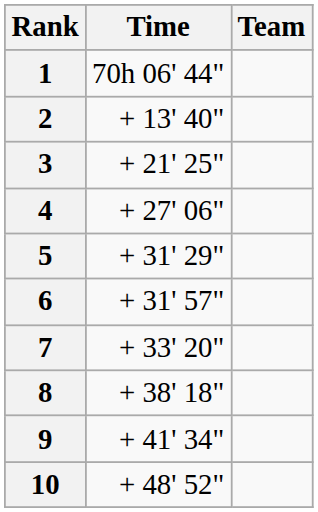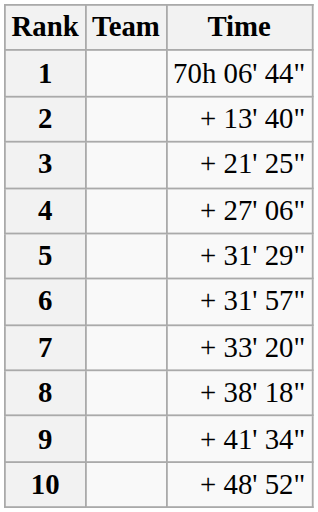columns swapped: (271, 27) <-> (158, 27)
